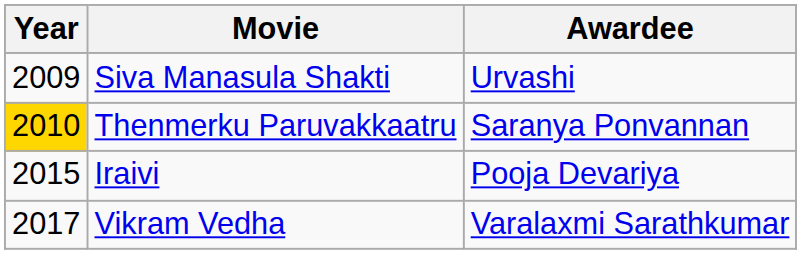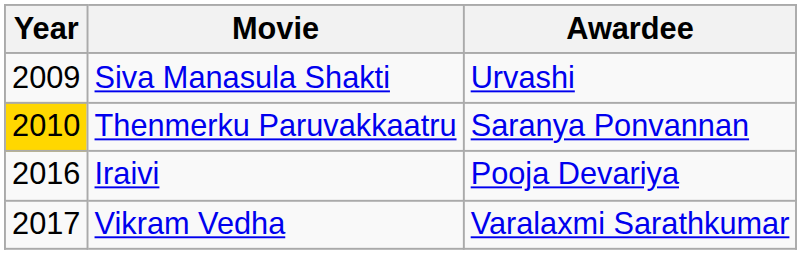(46, 175) 2015 -> (46, 175) 2016
